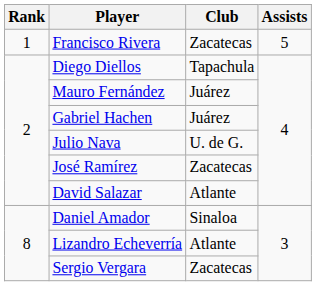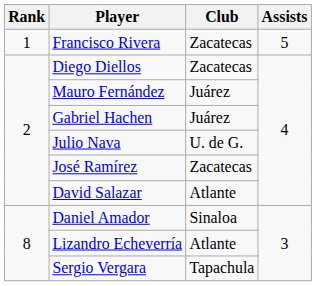(222, 67) Tapachula -> (221, 67) Zacatecas
(221, 268) Zacatecas -> (222, 268) Tapachula
